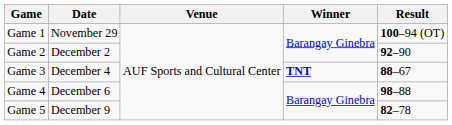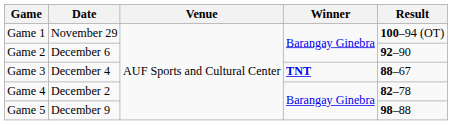(80, 52) December 2 -> (80, 52) December 6
(80, 91) December 6 -> (80, 91) December 2
(396, 91) 98–88 -> (396, 91) 82–78
(396, 110) 82–78 -> (396, 110) 98–88
